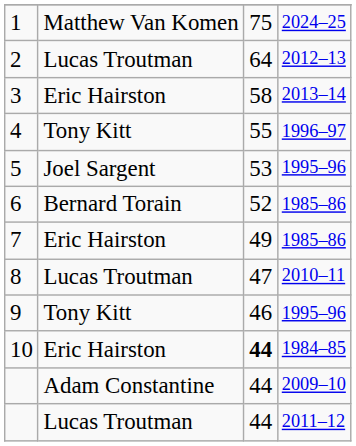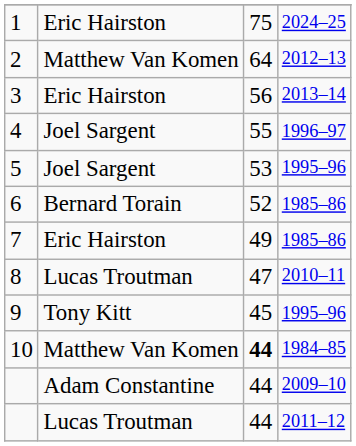(141, 22) Matthew Van Komen -> (105, 22) Eric Hairston
(118, 58) Lucas Troutman -> (141, 58) Matthew Van Komen
(261, 95) 58 -> (261, 95) 56
(87, 131) Tony Kitt -> (99, 131) Joel Sargent
(261, 312) 46 -> (261, 312) 45
(105, 349) Eric Hairston -> (141, 349) Matthew Van Komen
